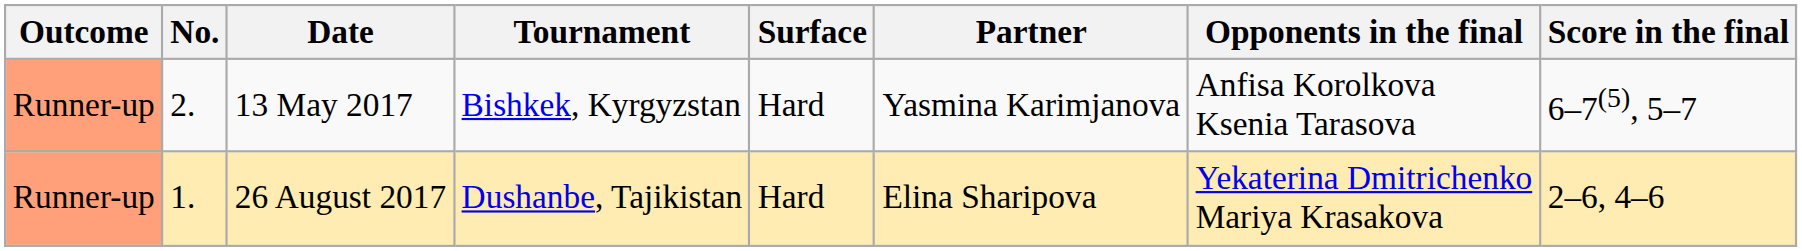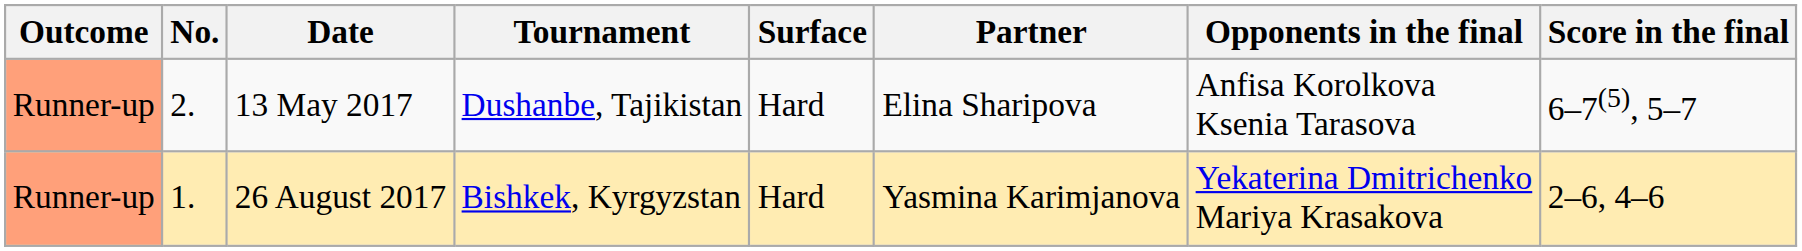(601, 104) Bishkek, Kyrgyzstan -> (602, 104) Dushanbe, Tajikistan
(1031, 104) Yasmina Karimjanova -> (989, 104) Elina Sharipova
(602, 197) Dushanbe, Tajikistan -> (601, 197) Bishkek, Kyrgyzstan
(989, 197) Elina Sharipova -> (1031, 197) Yasmina Karimjanova
